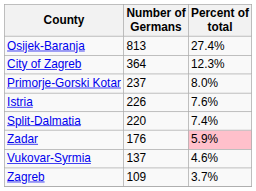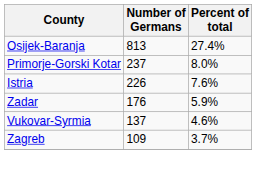- row: (44, 64)
- row: (44, 121)
(205, 139) pink background -> (205, 102) no background
